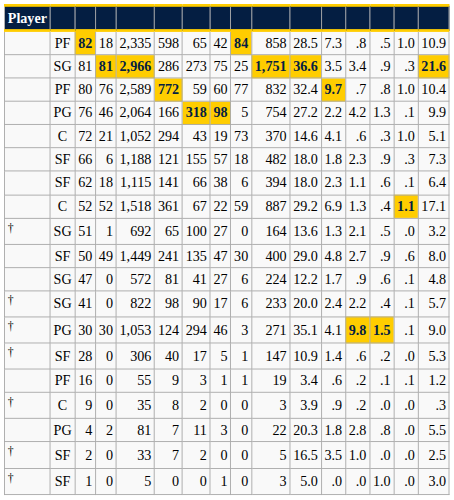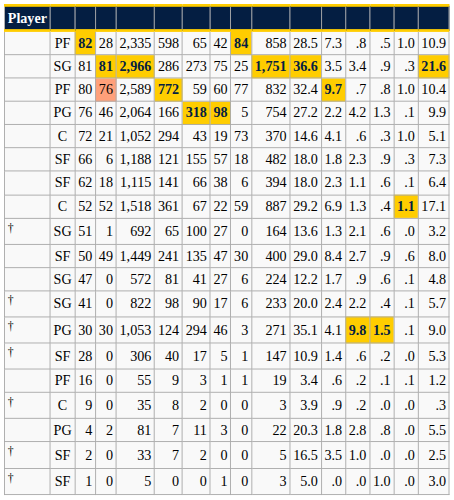(106, 43) 18 -> (106, 43) 28
(106, 89) no background -> (106, 89) lightsalmon background
(385, 231) .5 -> (385, 231) .6
(333, 255) 4.8 -> (333, 255) 8.4
